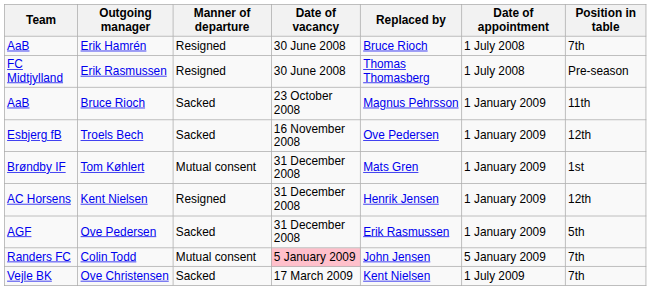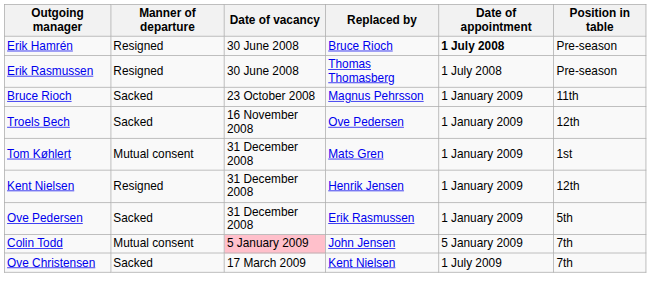- column: (41, 20)
(494, 45) normal -> (473, 45) bold
(576, 45) 7th -> (587, 45) Pre-season
